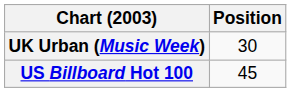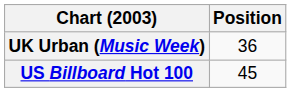(247, 45) 30 -> (247, 45) 36
